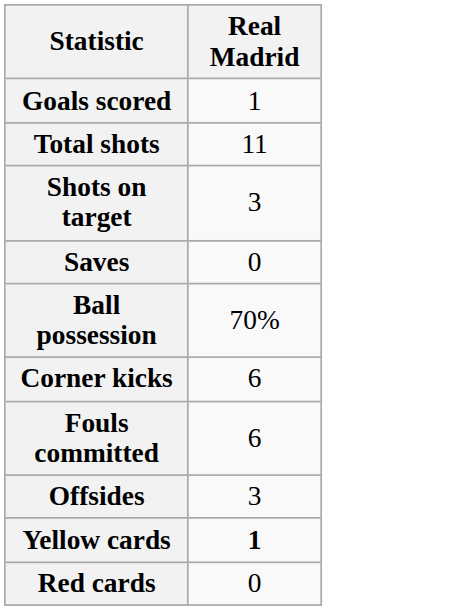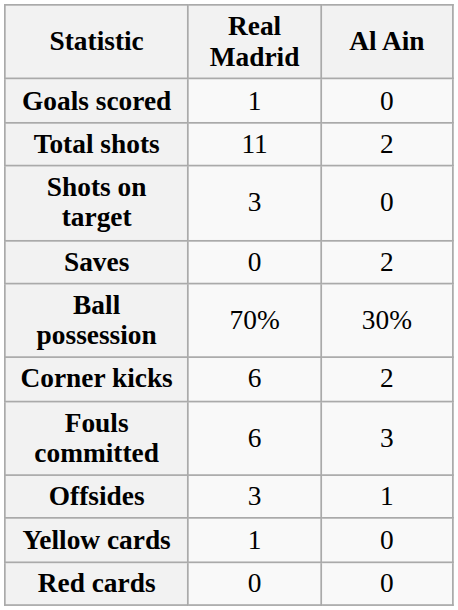+ column: (387, 41)
(255, 539) bold -> (255, 539) normal
